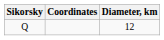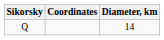(130, 27) 12 -> (130, 27) 14
